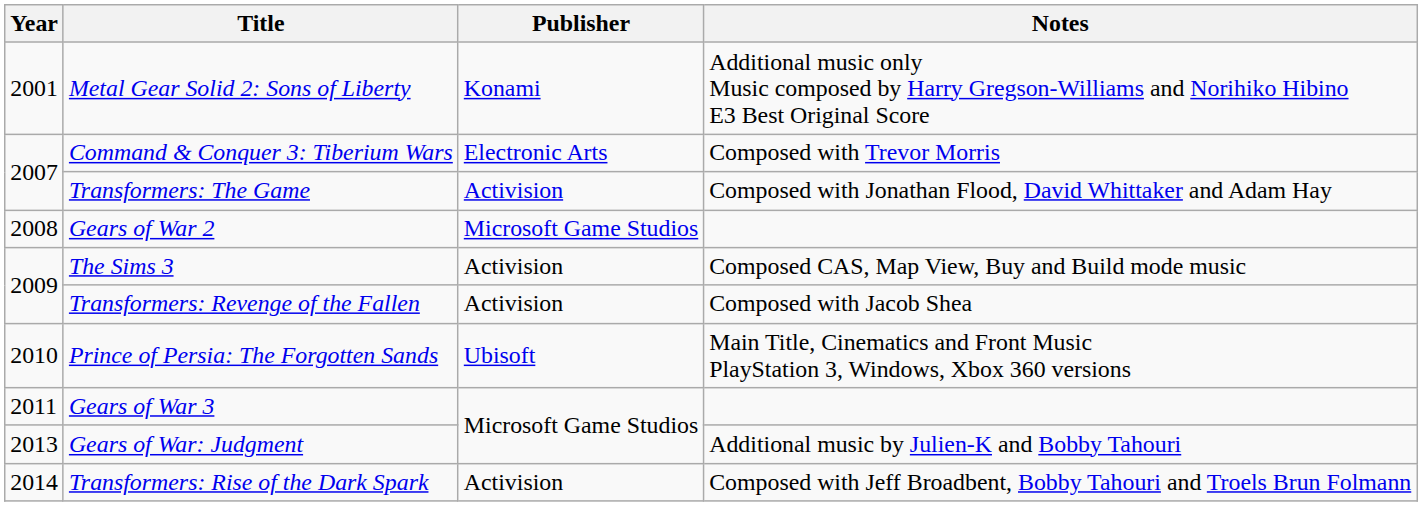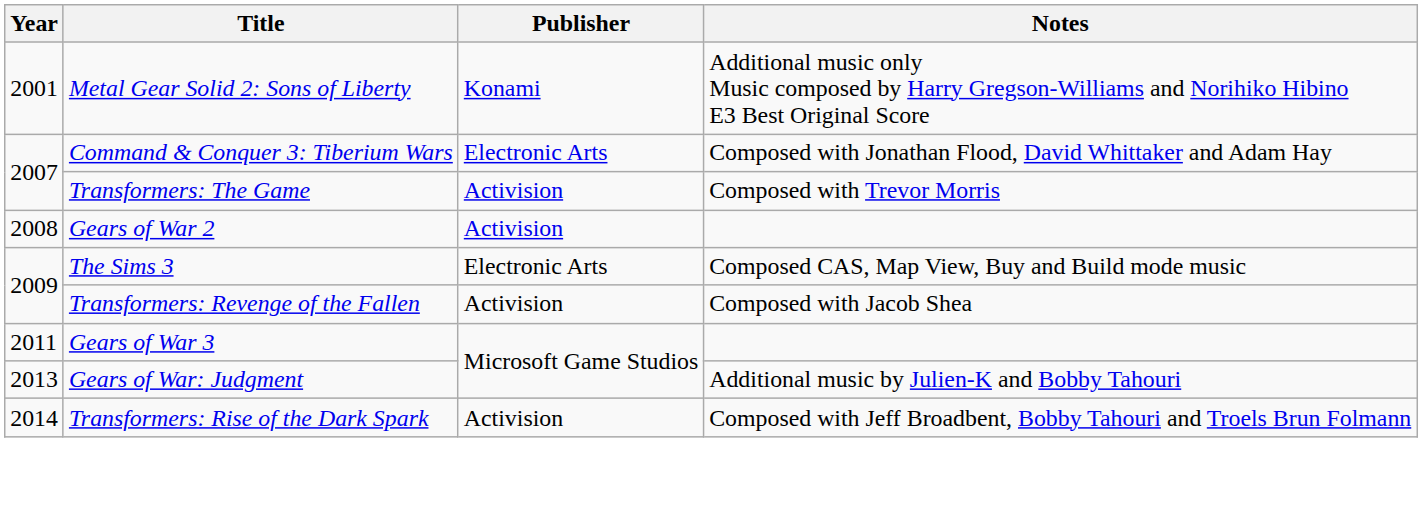(855, 152) Composed with Trevor Morris -> (1021, 152) Composed with Jonathan Flood, David Whittaker and Adam Hay
(1021, 190) Composed with Jonathan Flood, David Whittaker and Adam Hay -> (855, 190) Composed with Trevor Morris
(581, 228) Microsoft Game Studios -> (513, 228) Activision
(513, 266) Activision -> (536, 266) Electronic Arts
- row: (254, 355)
